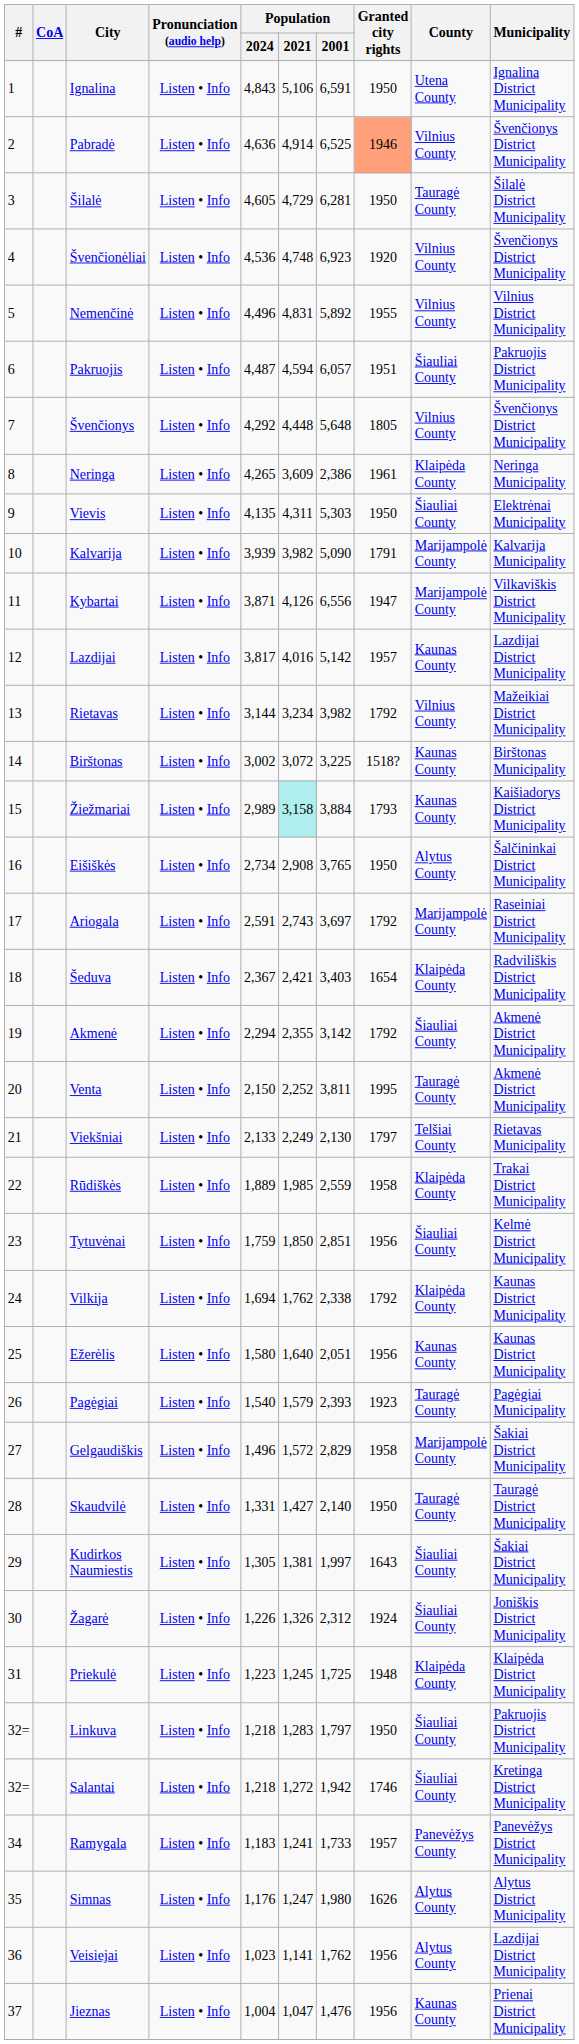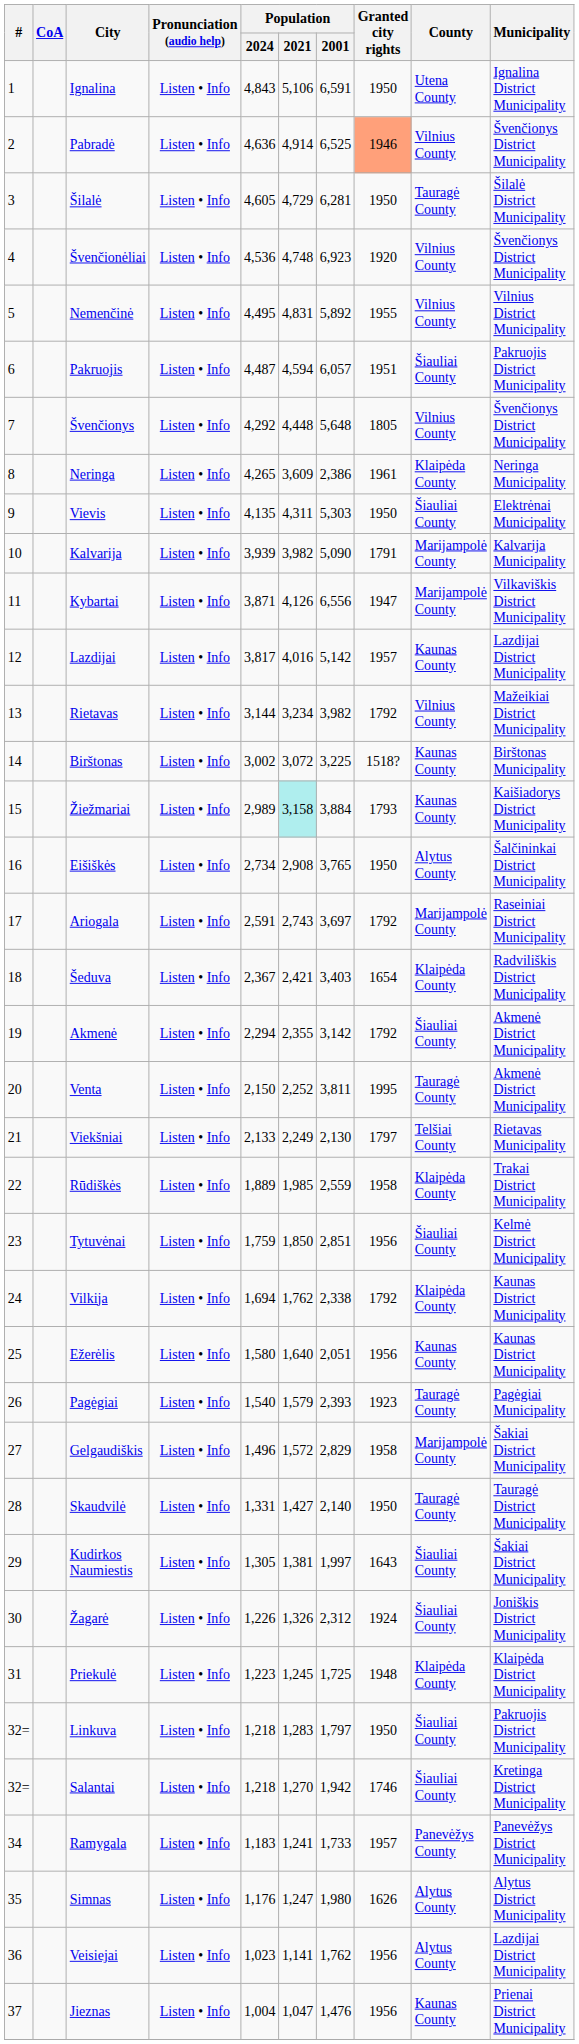(260, 313) 4,496 -> (260, 313) 4,495
(298, 1787) 1,272 -> (298, 1787) 1,270
